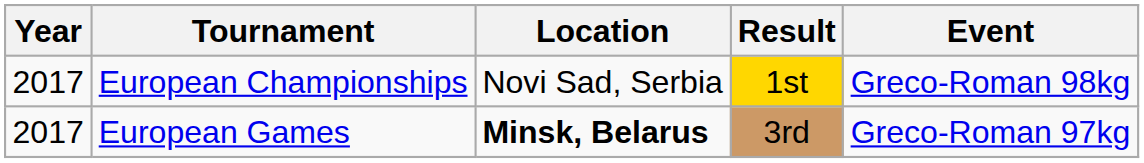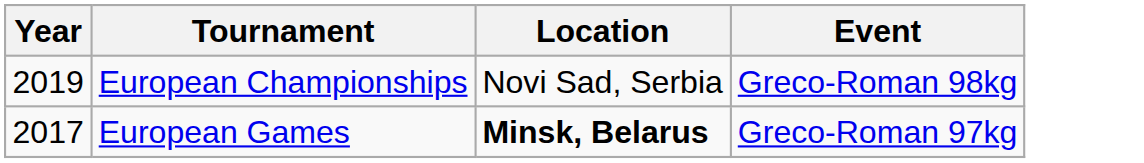- column: (787, 31)
(48, 81) 2017 -> (48, 81) 2019
